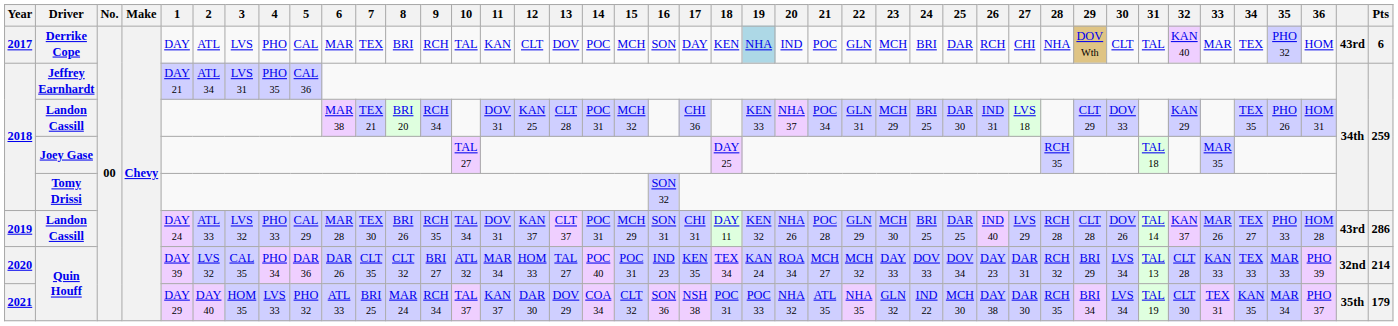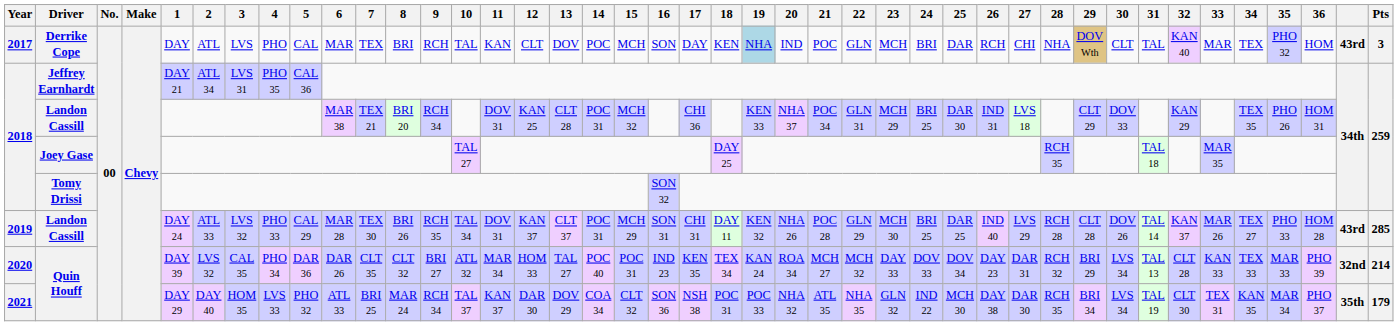(1381, 44) 6 -> (1381, 44) 3
(1381, 228) 286 -> (1381, 228) 285
